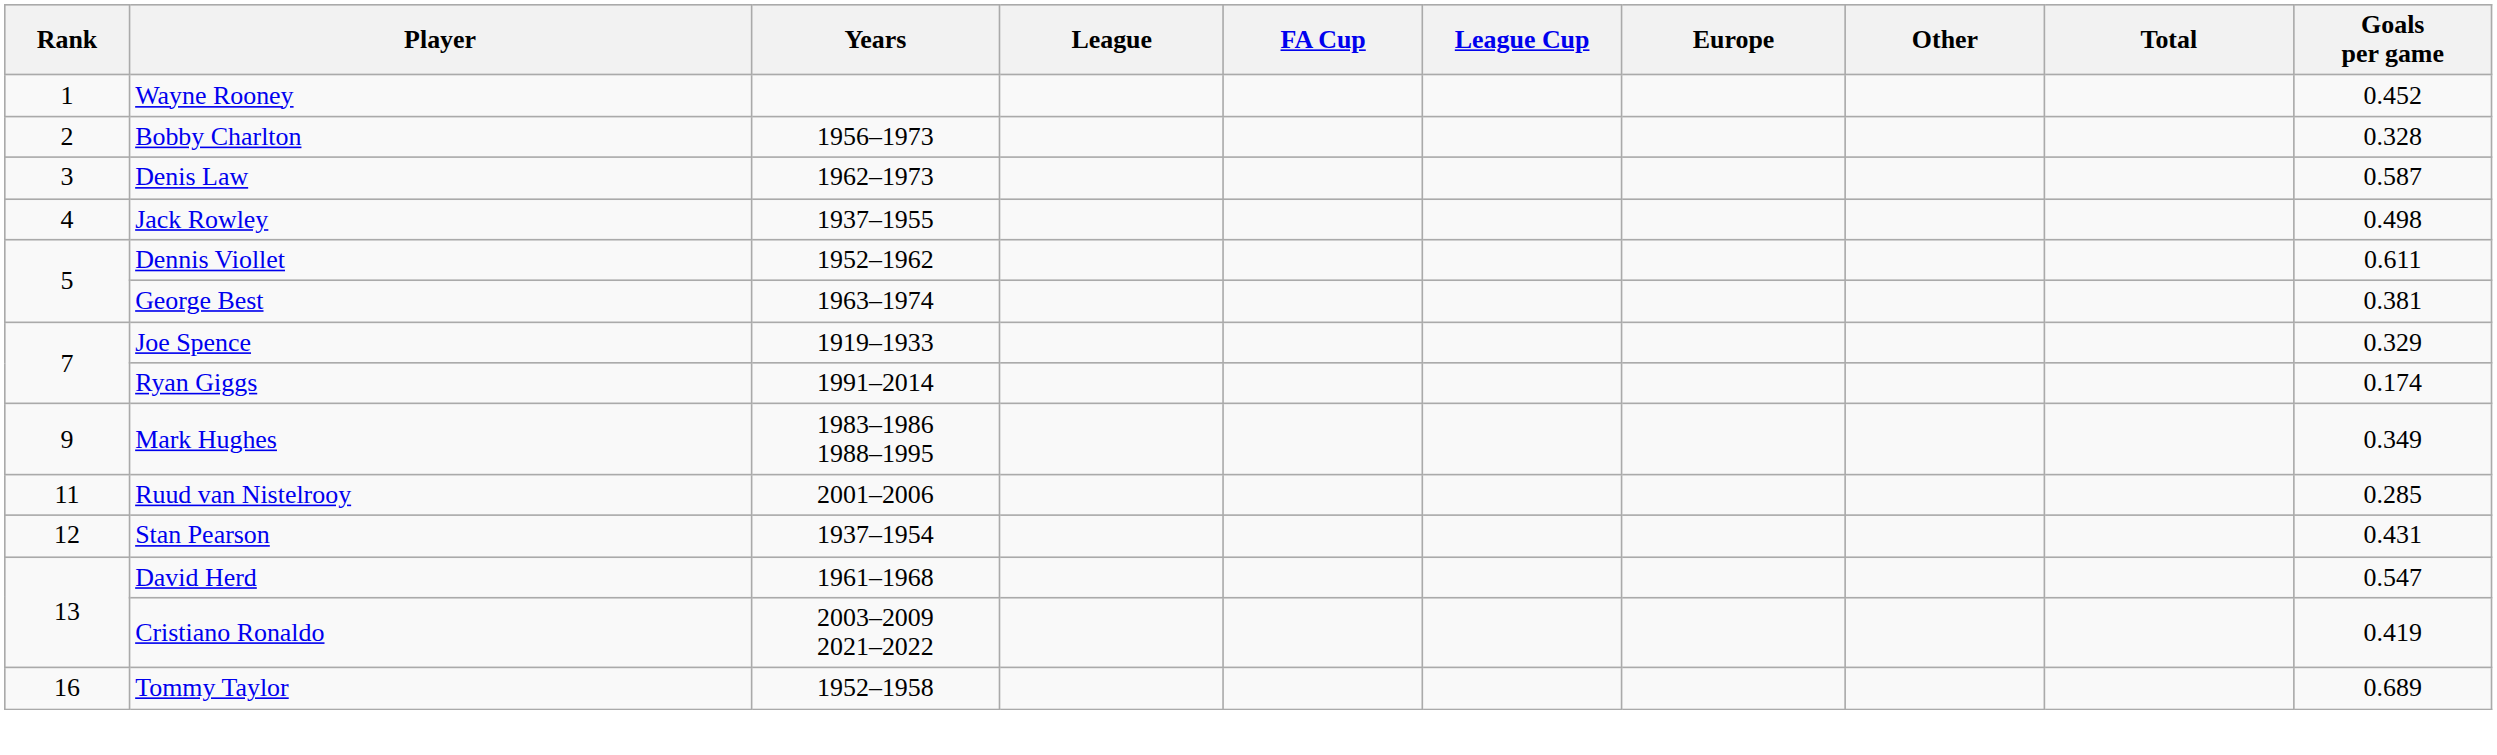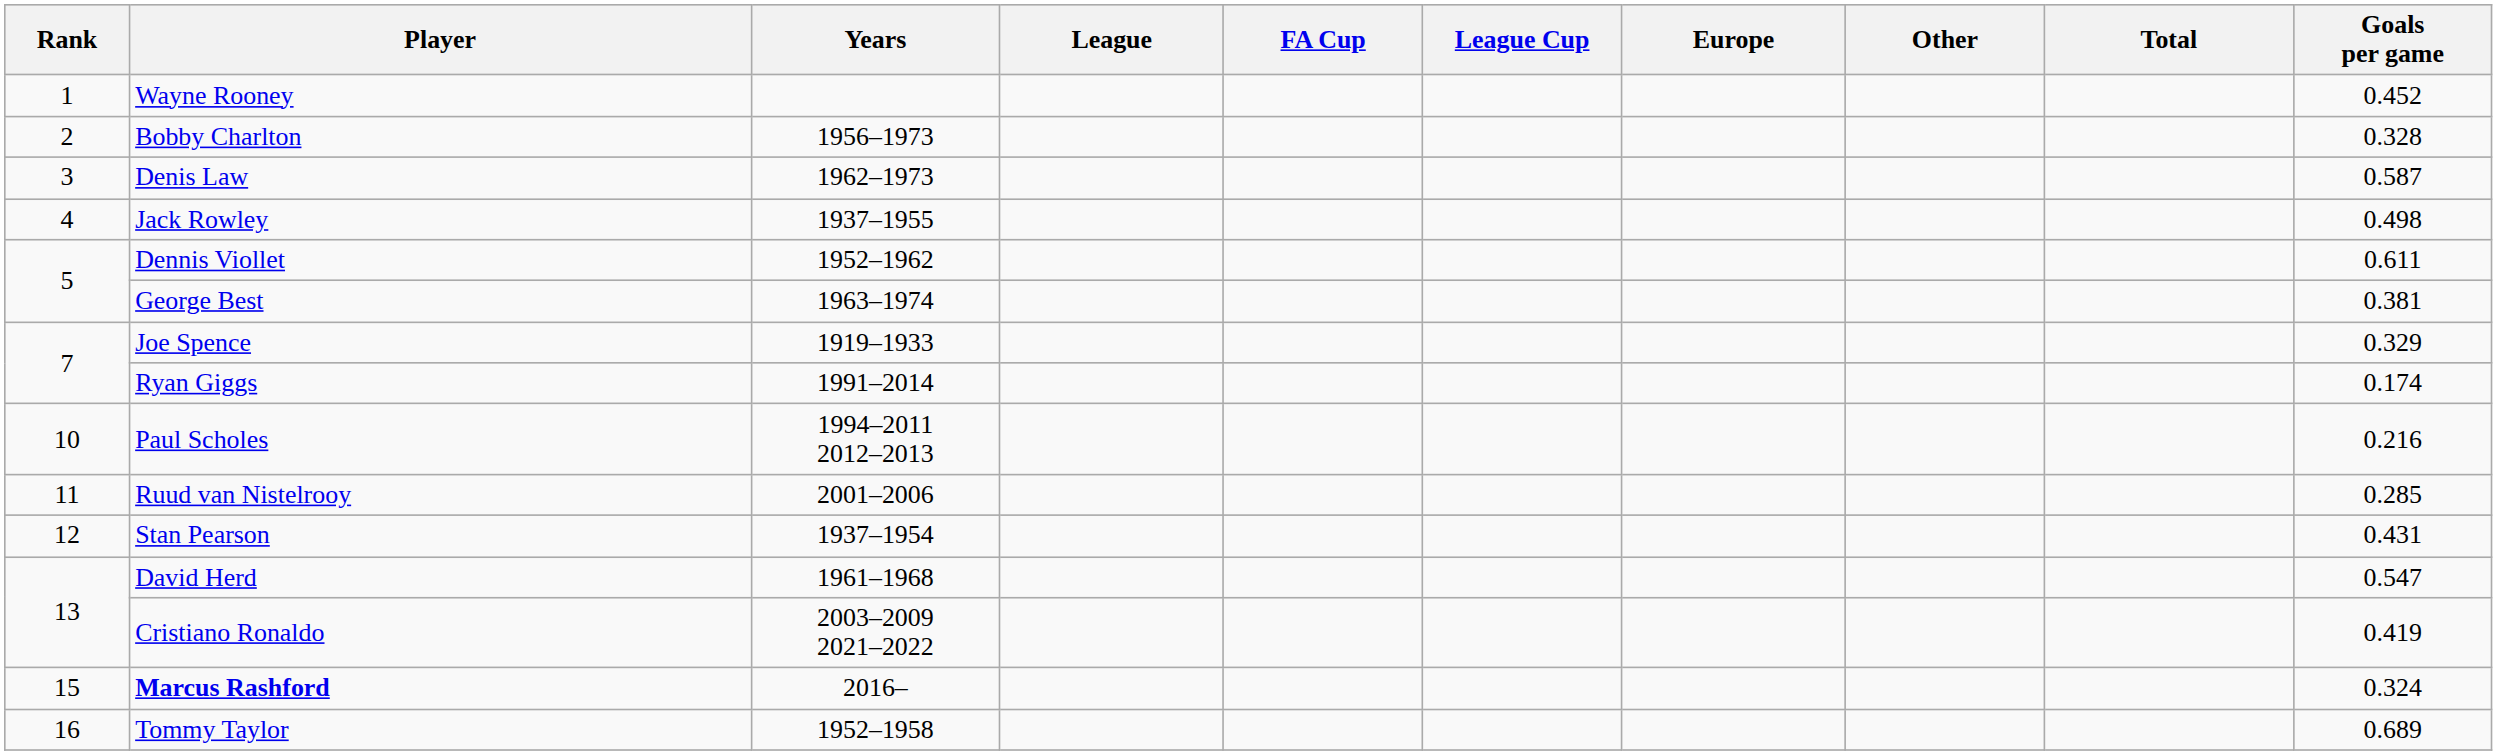- row: (206, 438)
+ row: (202, 438)
+ row: (232, 688)
